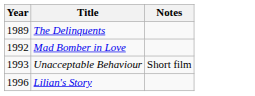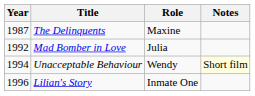+ column: (173, 13)
(18, 30) 1989 -> (18, 30) 1987
(18, 64) 1993 -> (18, 64) 1994
(169, 64) no background -> (225, 64) lightyellow background
